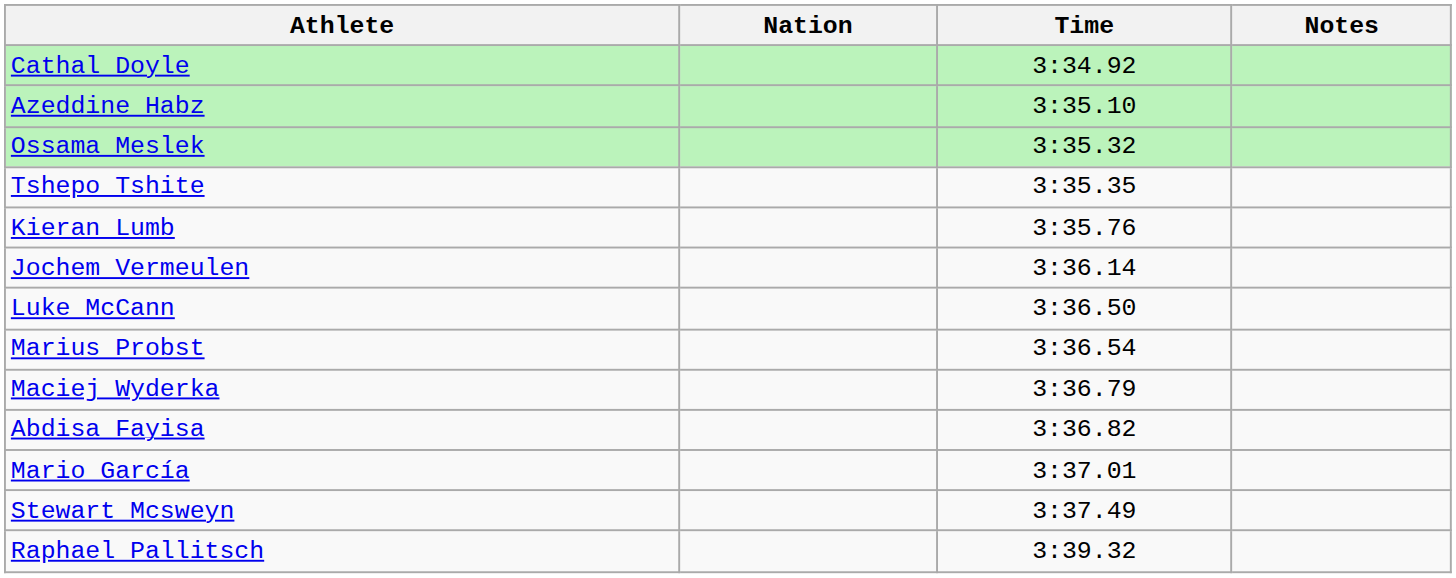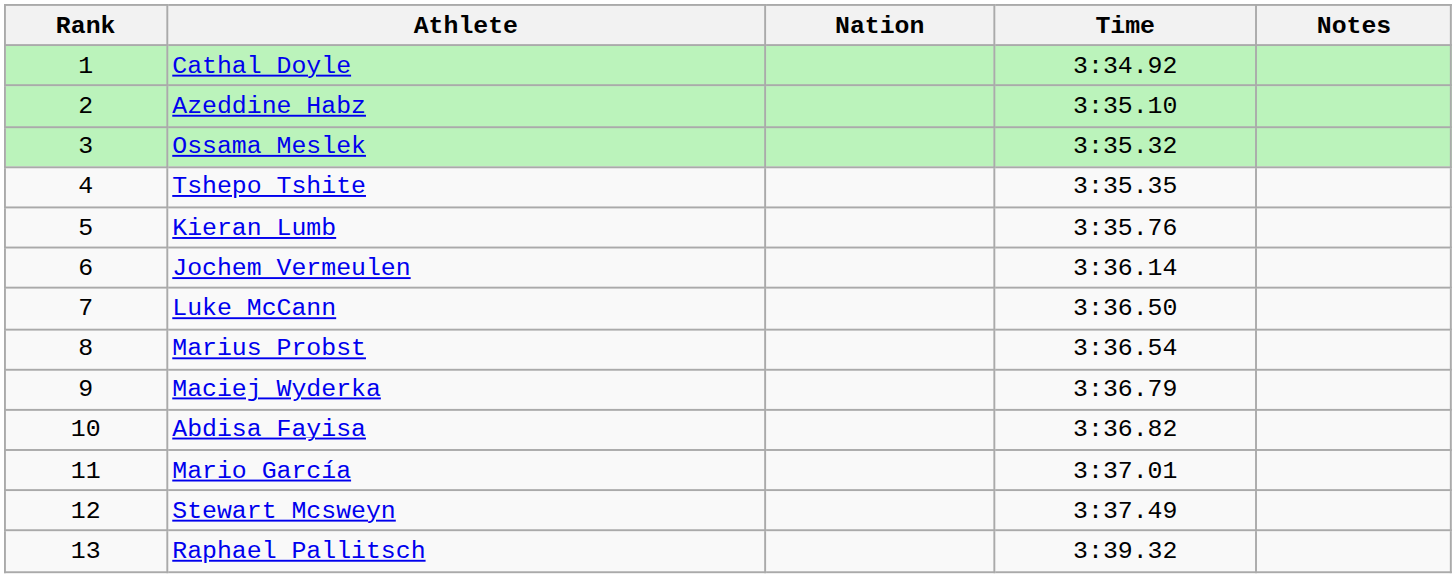+ column: (86, 25)
